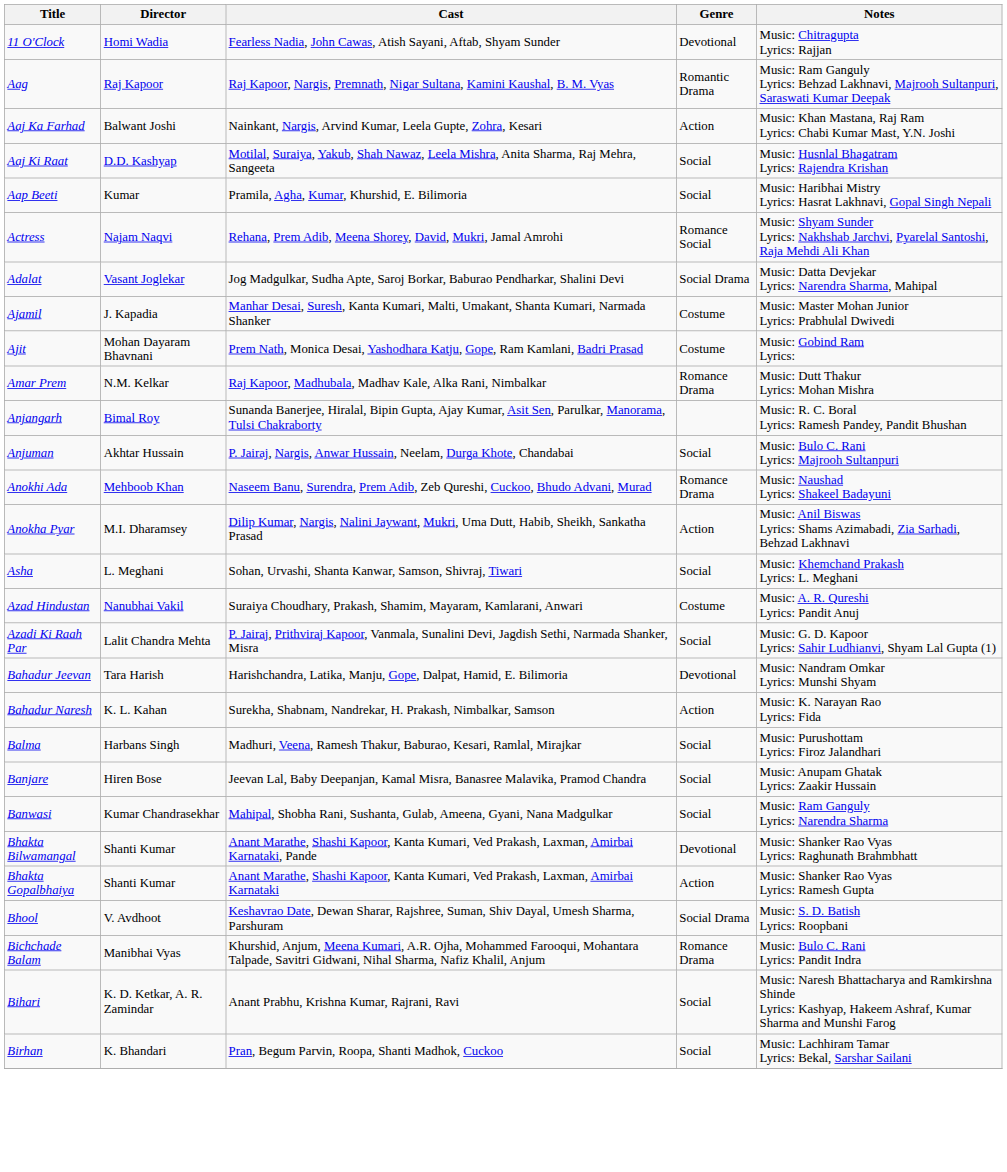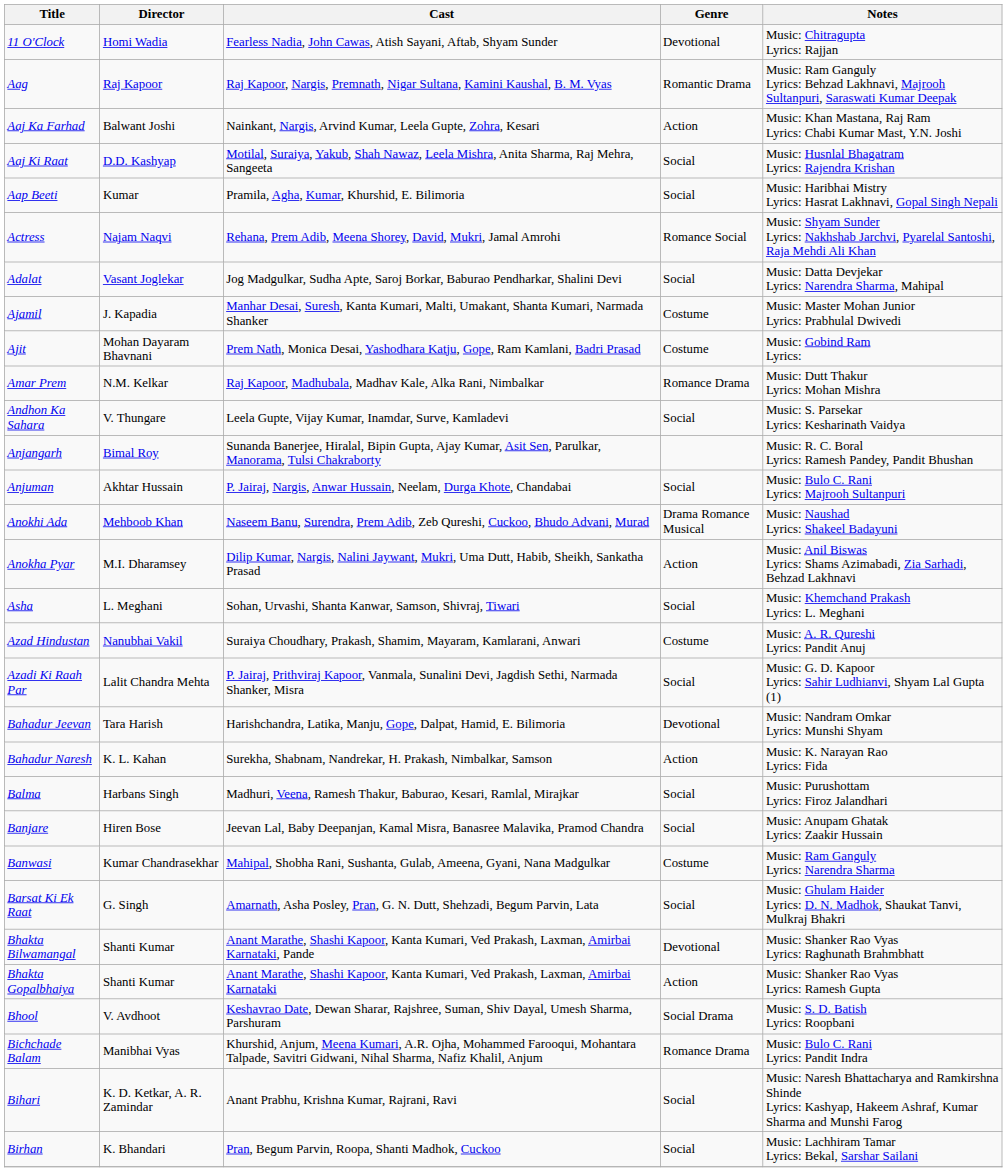(714, 279) Social Drama -> (679, 279) Social
+ row: (36, 417)
(703, 487) Romance Drama -> (706, 522) Drama Romance Musical
(695, 814) Social -> (686, 863) Costume
+ row: (40, 905)
